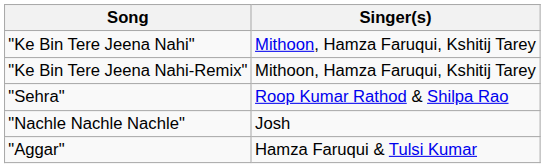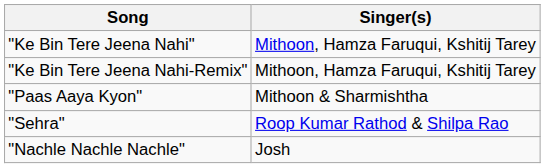+ row: (75, 96)
- row: (36, 149)
